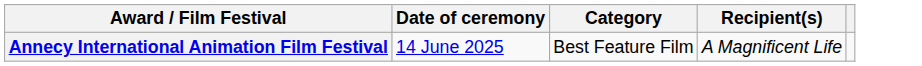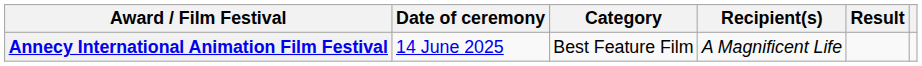+ column: (878, 18)
